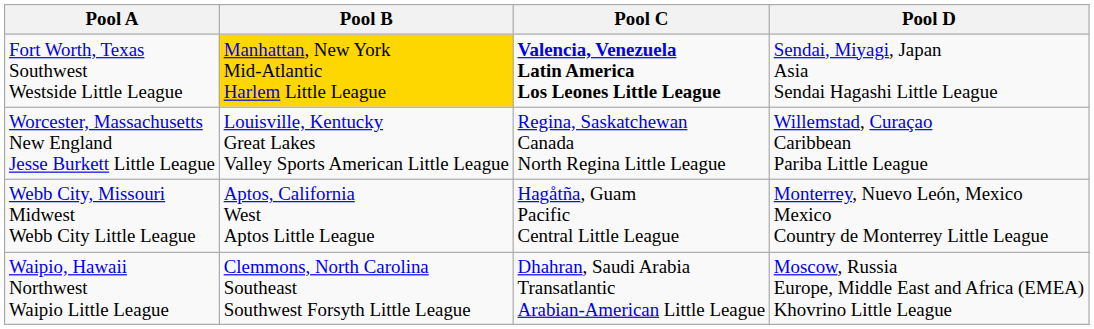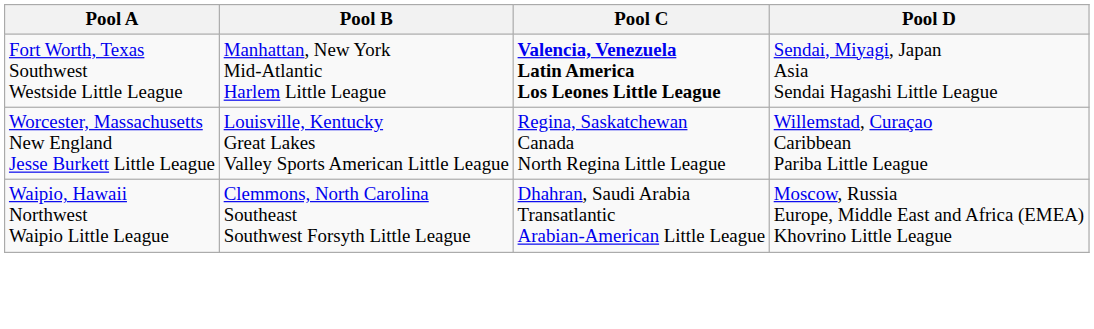(307, 70) gold background -> (307, 70) no background
- row: (102, 215)
